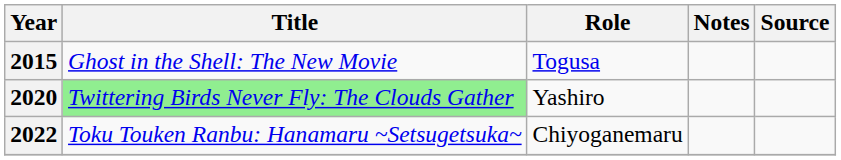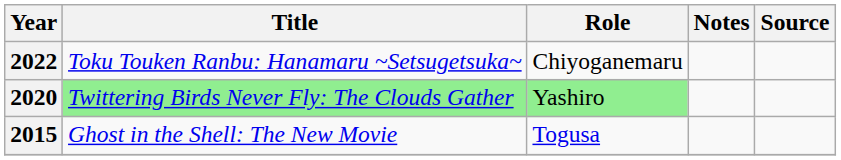rows swapped: (34, 60) <-> (34, 135)
(569, 97) no background -> (569, 97) lightgreen background
